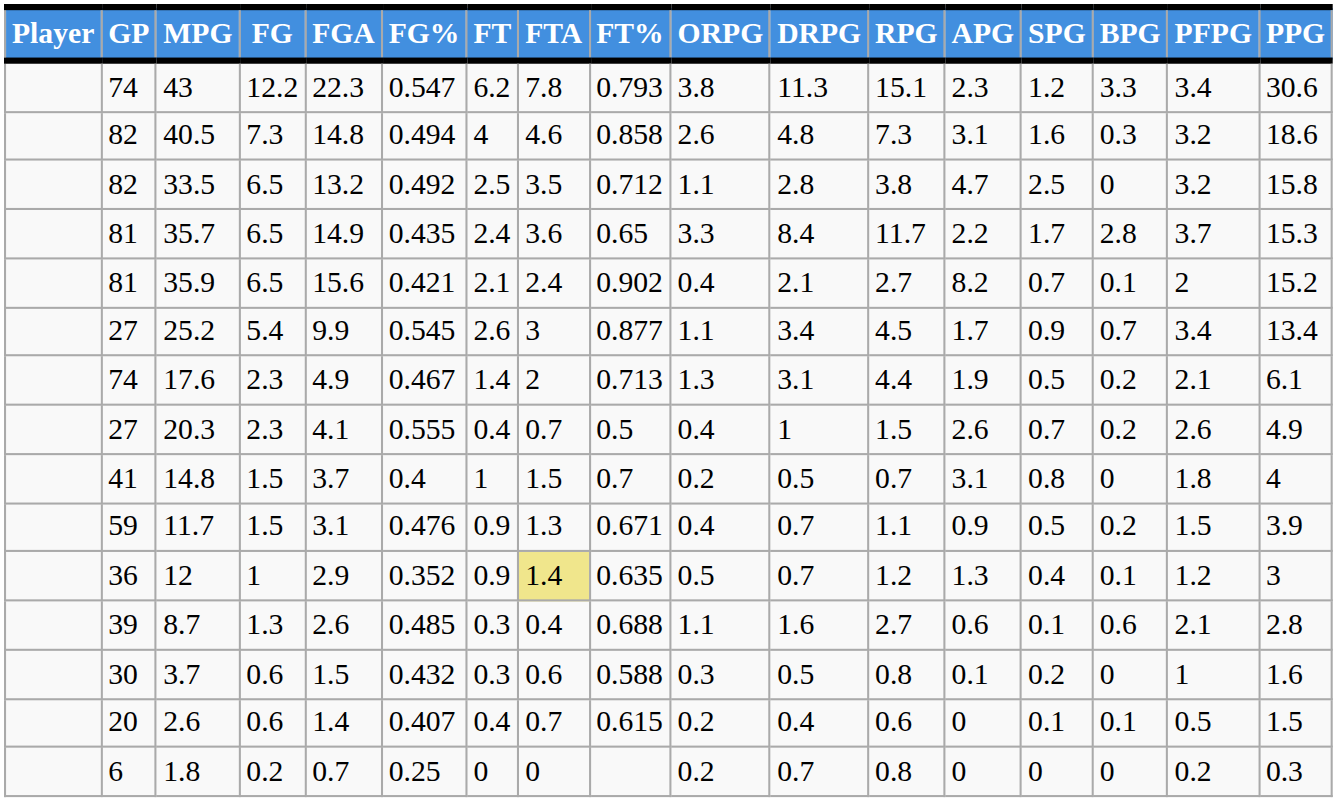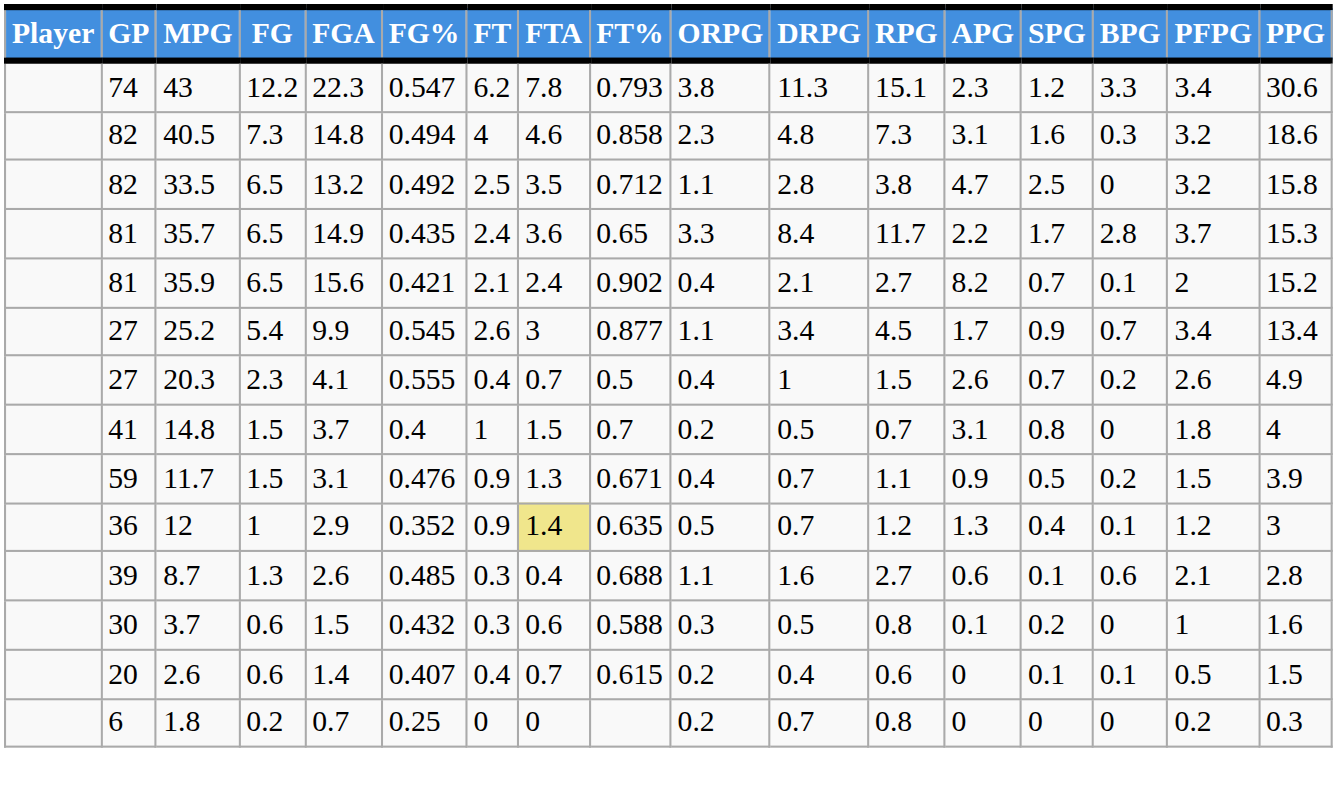(696, 135) 2.6 -> (696, 135) 2.3
- row: (189, 380)
